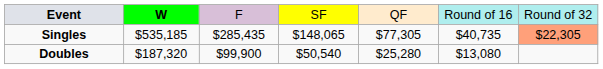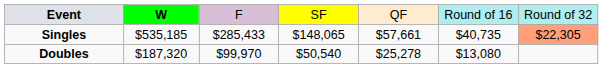(239, 35) $285,435 -> (239, 35) $285,433
(398, 35) $77,305 -> (398, 35) $57,661
(239, 54) $99,900 -> (239, 54) $99,970
(398, 54) $25,280 -> (398, 54) $25,278
